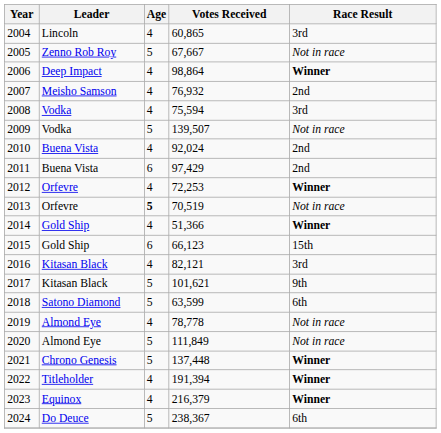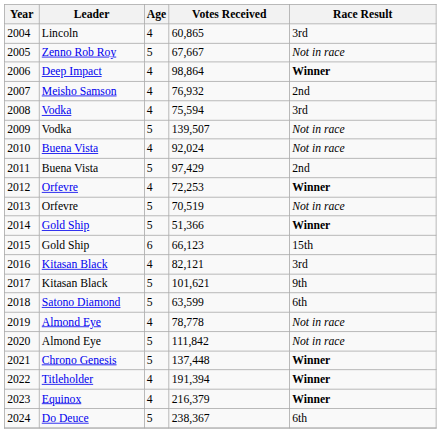(301, 149) 2nd -> (318, 149) Not in race
(150, 168) 6 -> (150, 168) 5
(150, 206) bold -> (150, 206) normal
(150, 226) 4 -> (150, 226) 5
(190, 341) 111,849 -> (190, 341) 111,842
